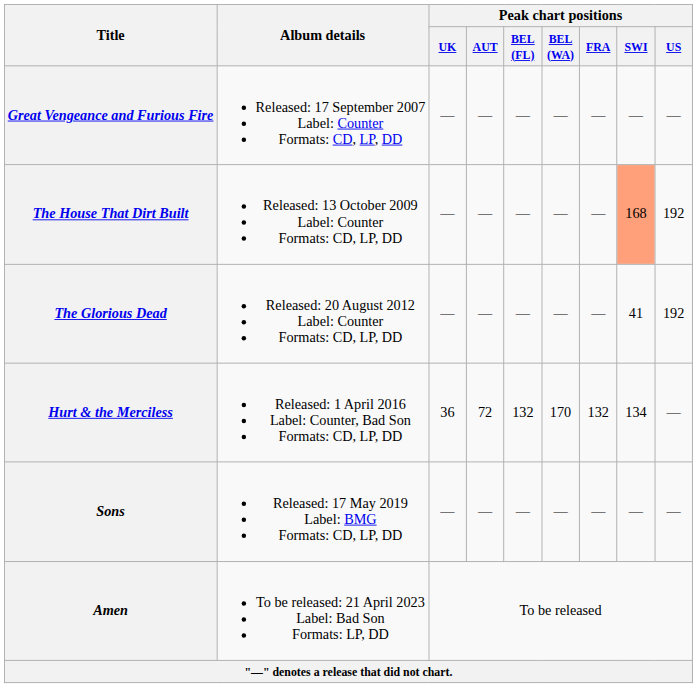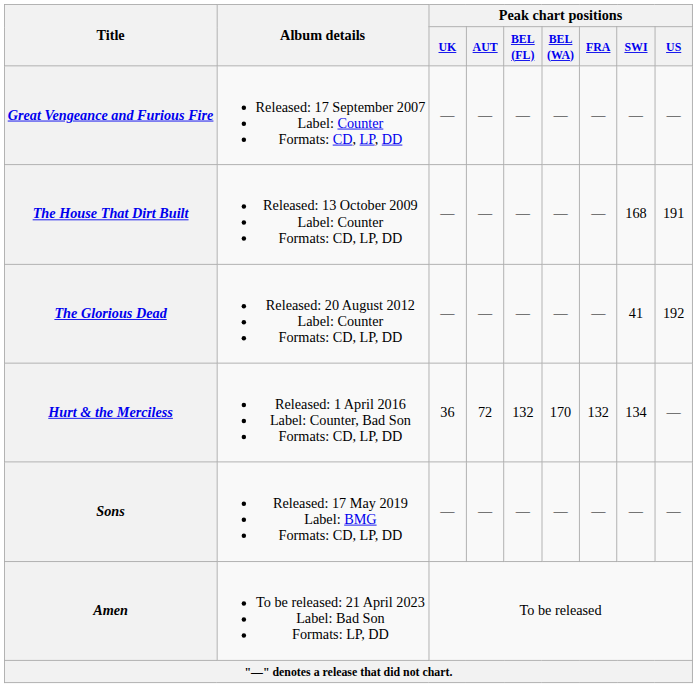(636, 214) lightsalmon background -> (636, 214) no background
(674, 214) 192 -> (674, 214) 191
